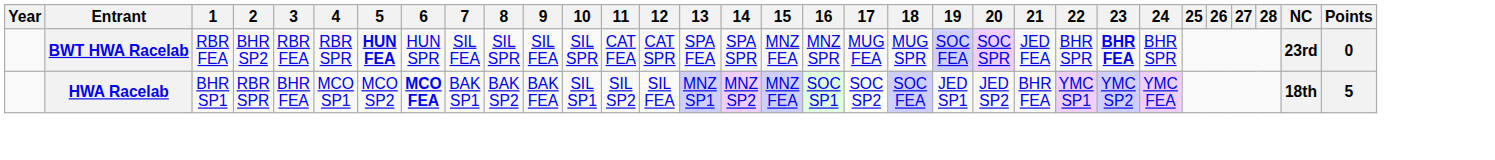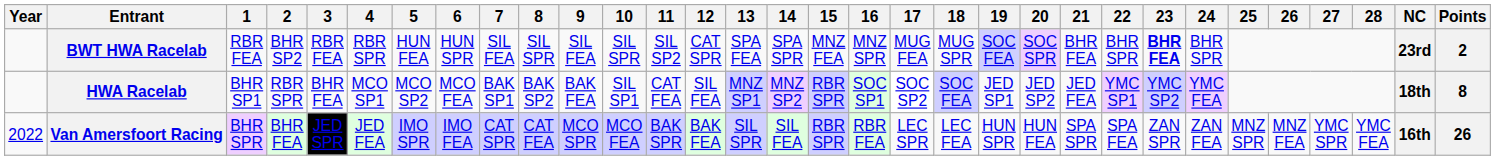(380, 50) bold -> (414, 50) normal
(621, 50) CAT FEA -> (666, 50) SIL SP2
(1035, 50) JED FEA -> (1081, 50) BHR FEA
(1349, 50) 0 -> (1463, 50) 2
(423, 92) bold -> (457, 92) normal
(621, 92) SIL SP2 -> (666, 92) CAT FEA
(782, 92) MNZ FEA -> (828, 92) RBR SPR
(1035, 92) BHR FEA -> (1081, 92) JED FEA
(1349, 92) 5 -> (1463, 92) 8
+ row: (137, 134)
